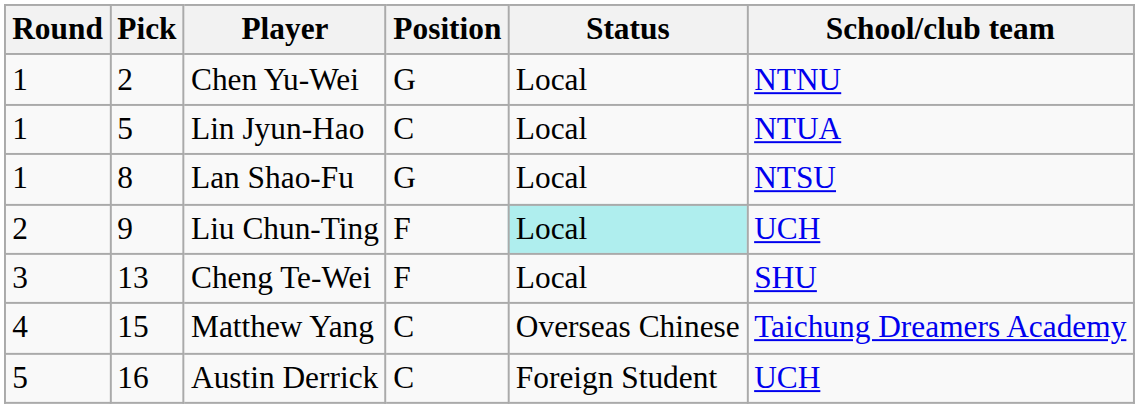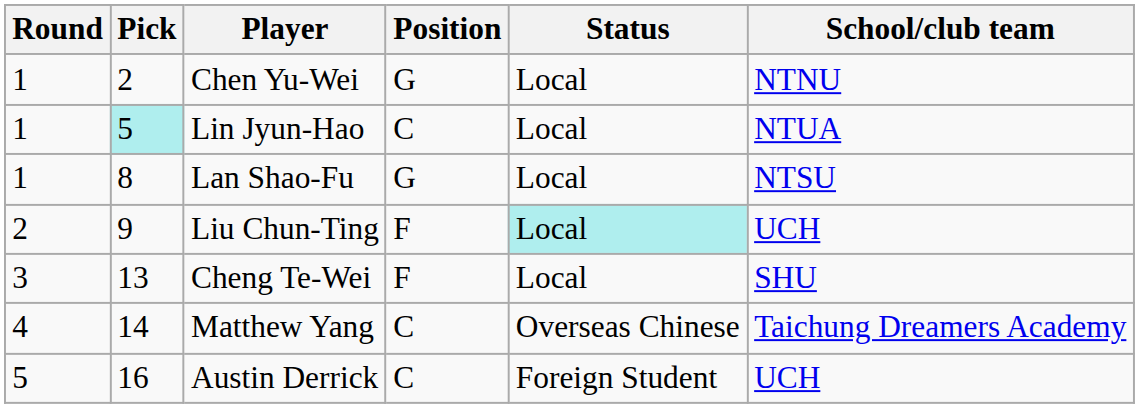(125, 128) no background -> (125, 128) paleturquoise background
(133, 327) 15 -> (133, 327) 14
